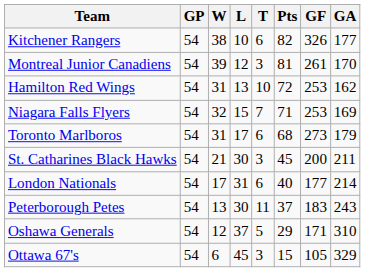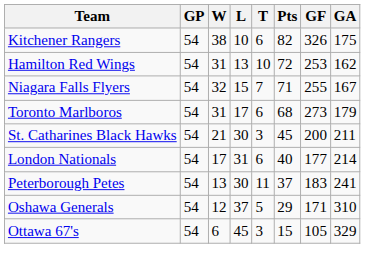(345, 40) 177 -> (345, 40) 175
- row: (89, 64)
(316, 111) 253 -> (316, 87) 255
(345, 111) 169 -> (345, 87) 167
(345, 207) 243 -> (345, 183) 241
